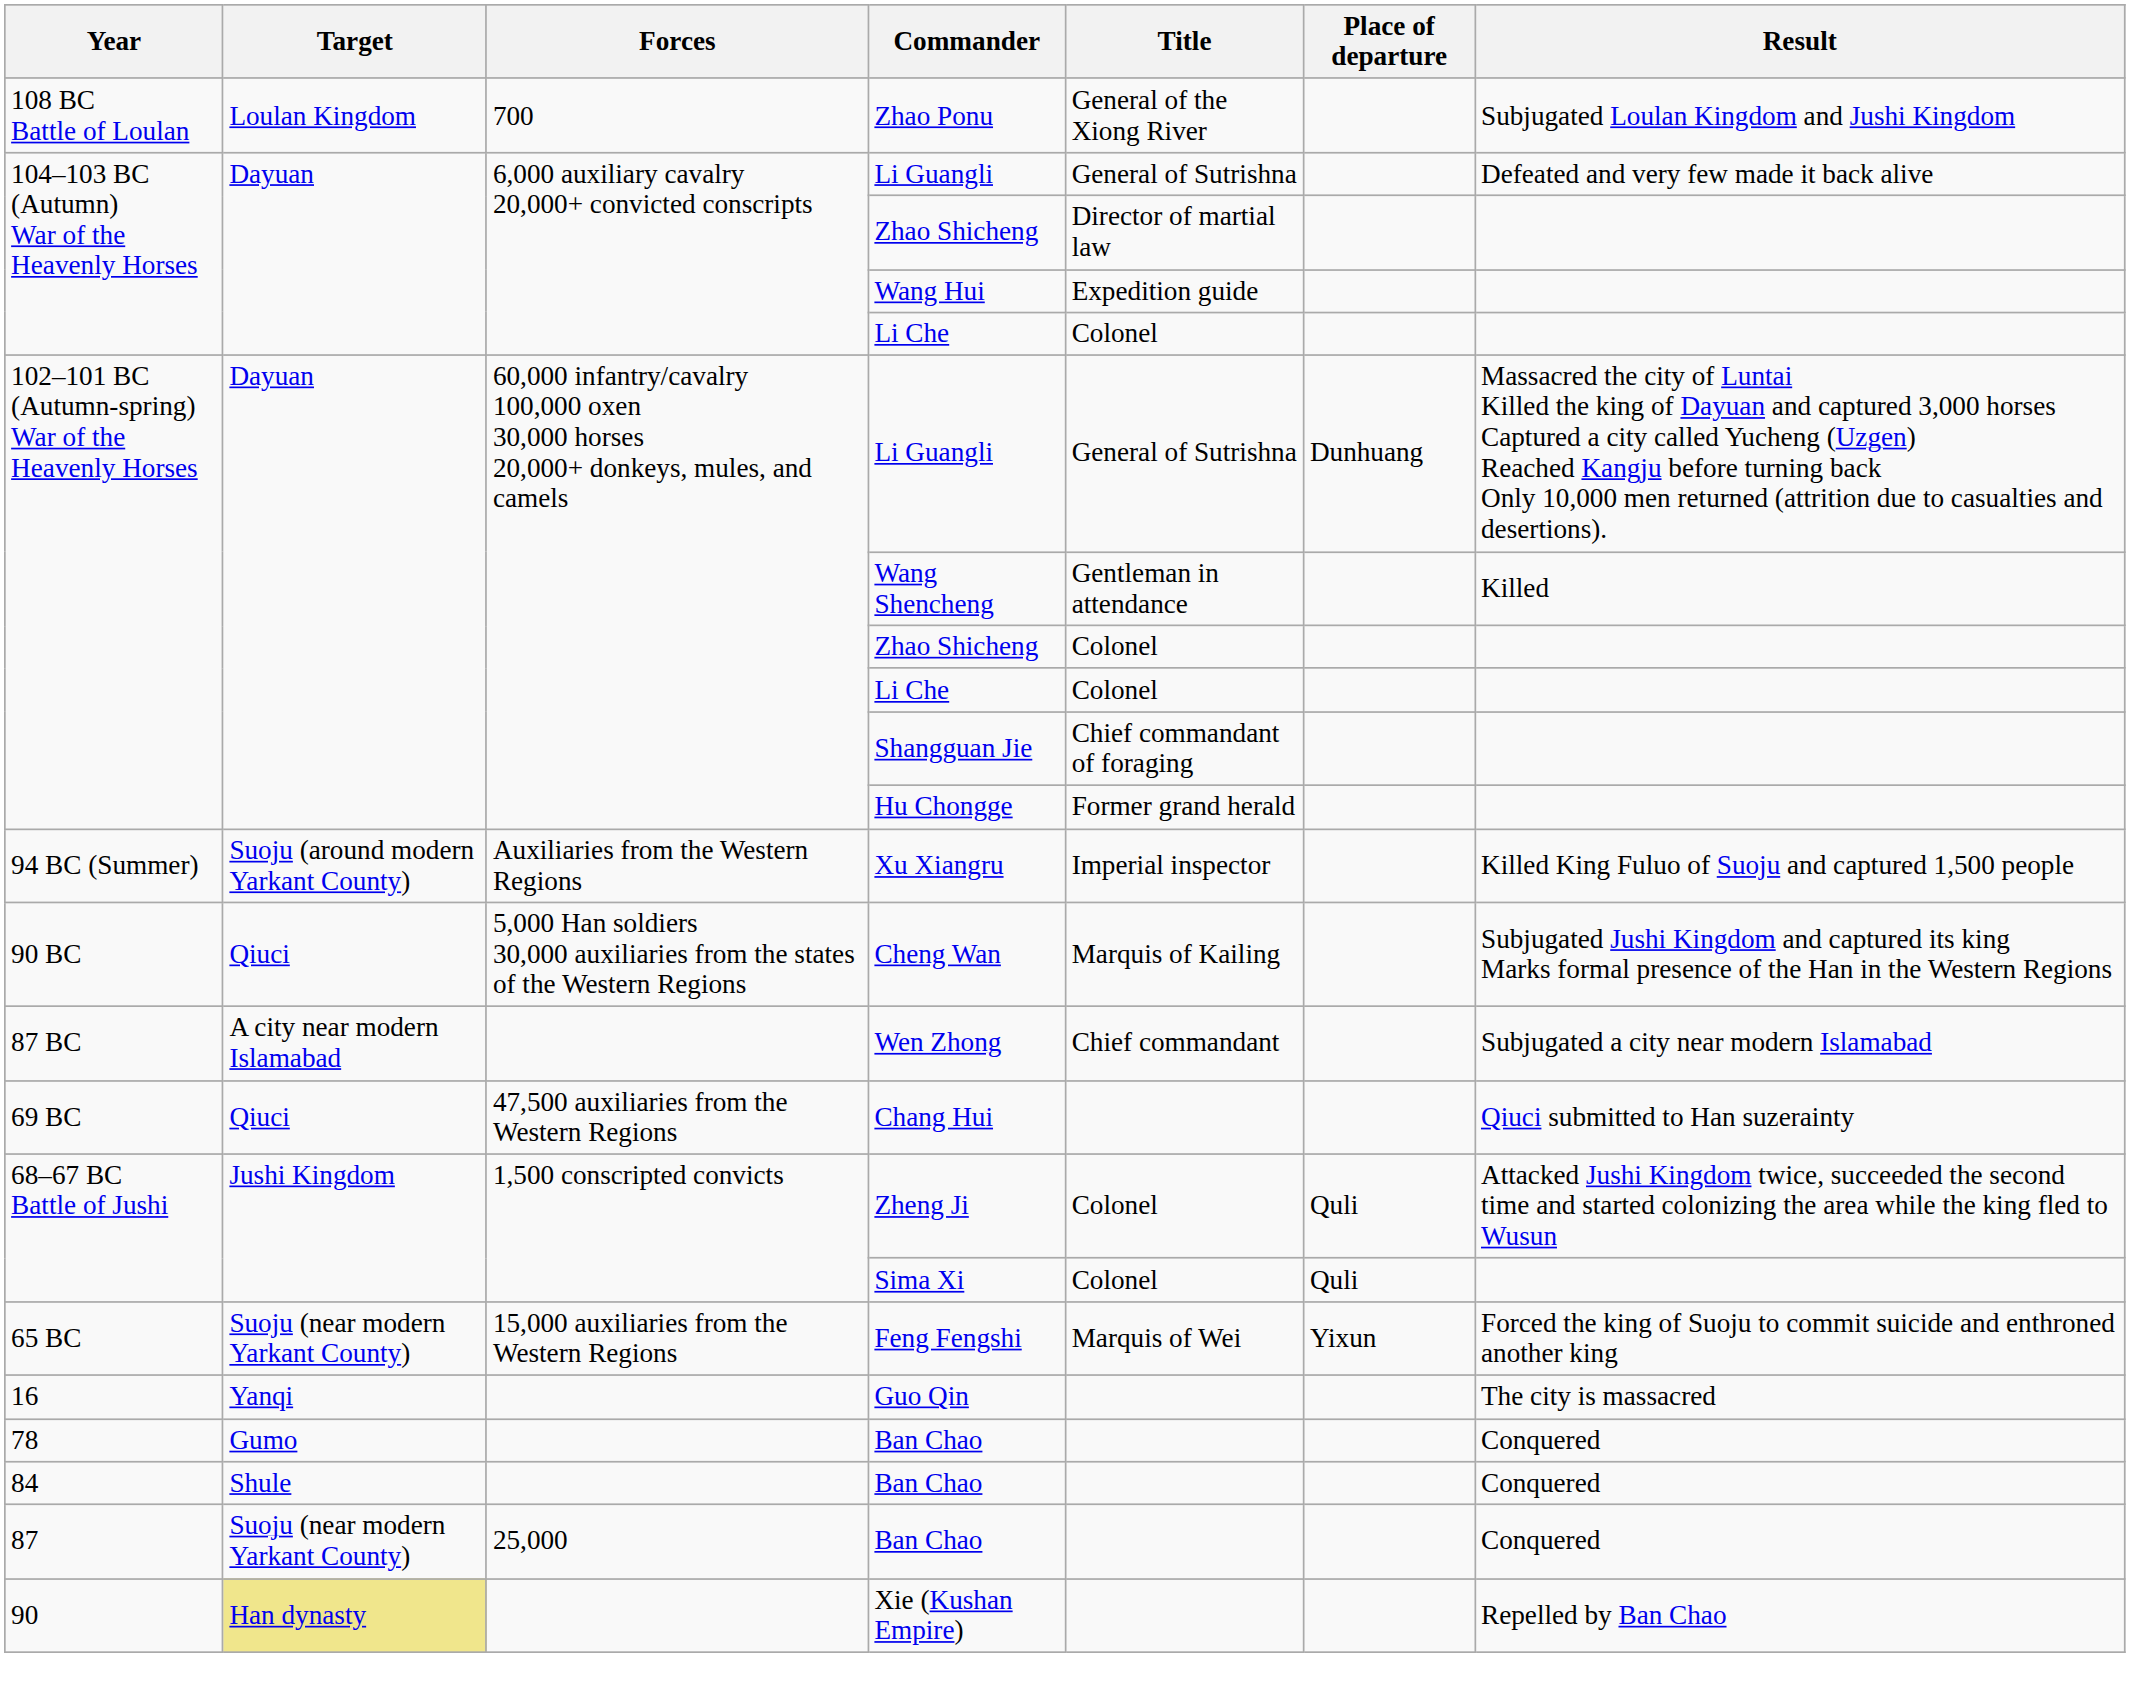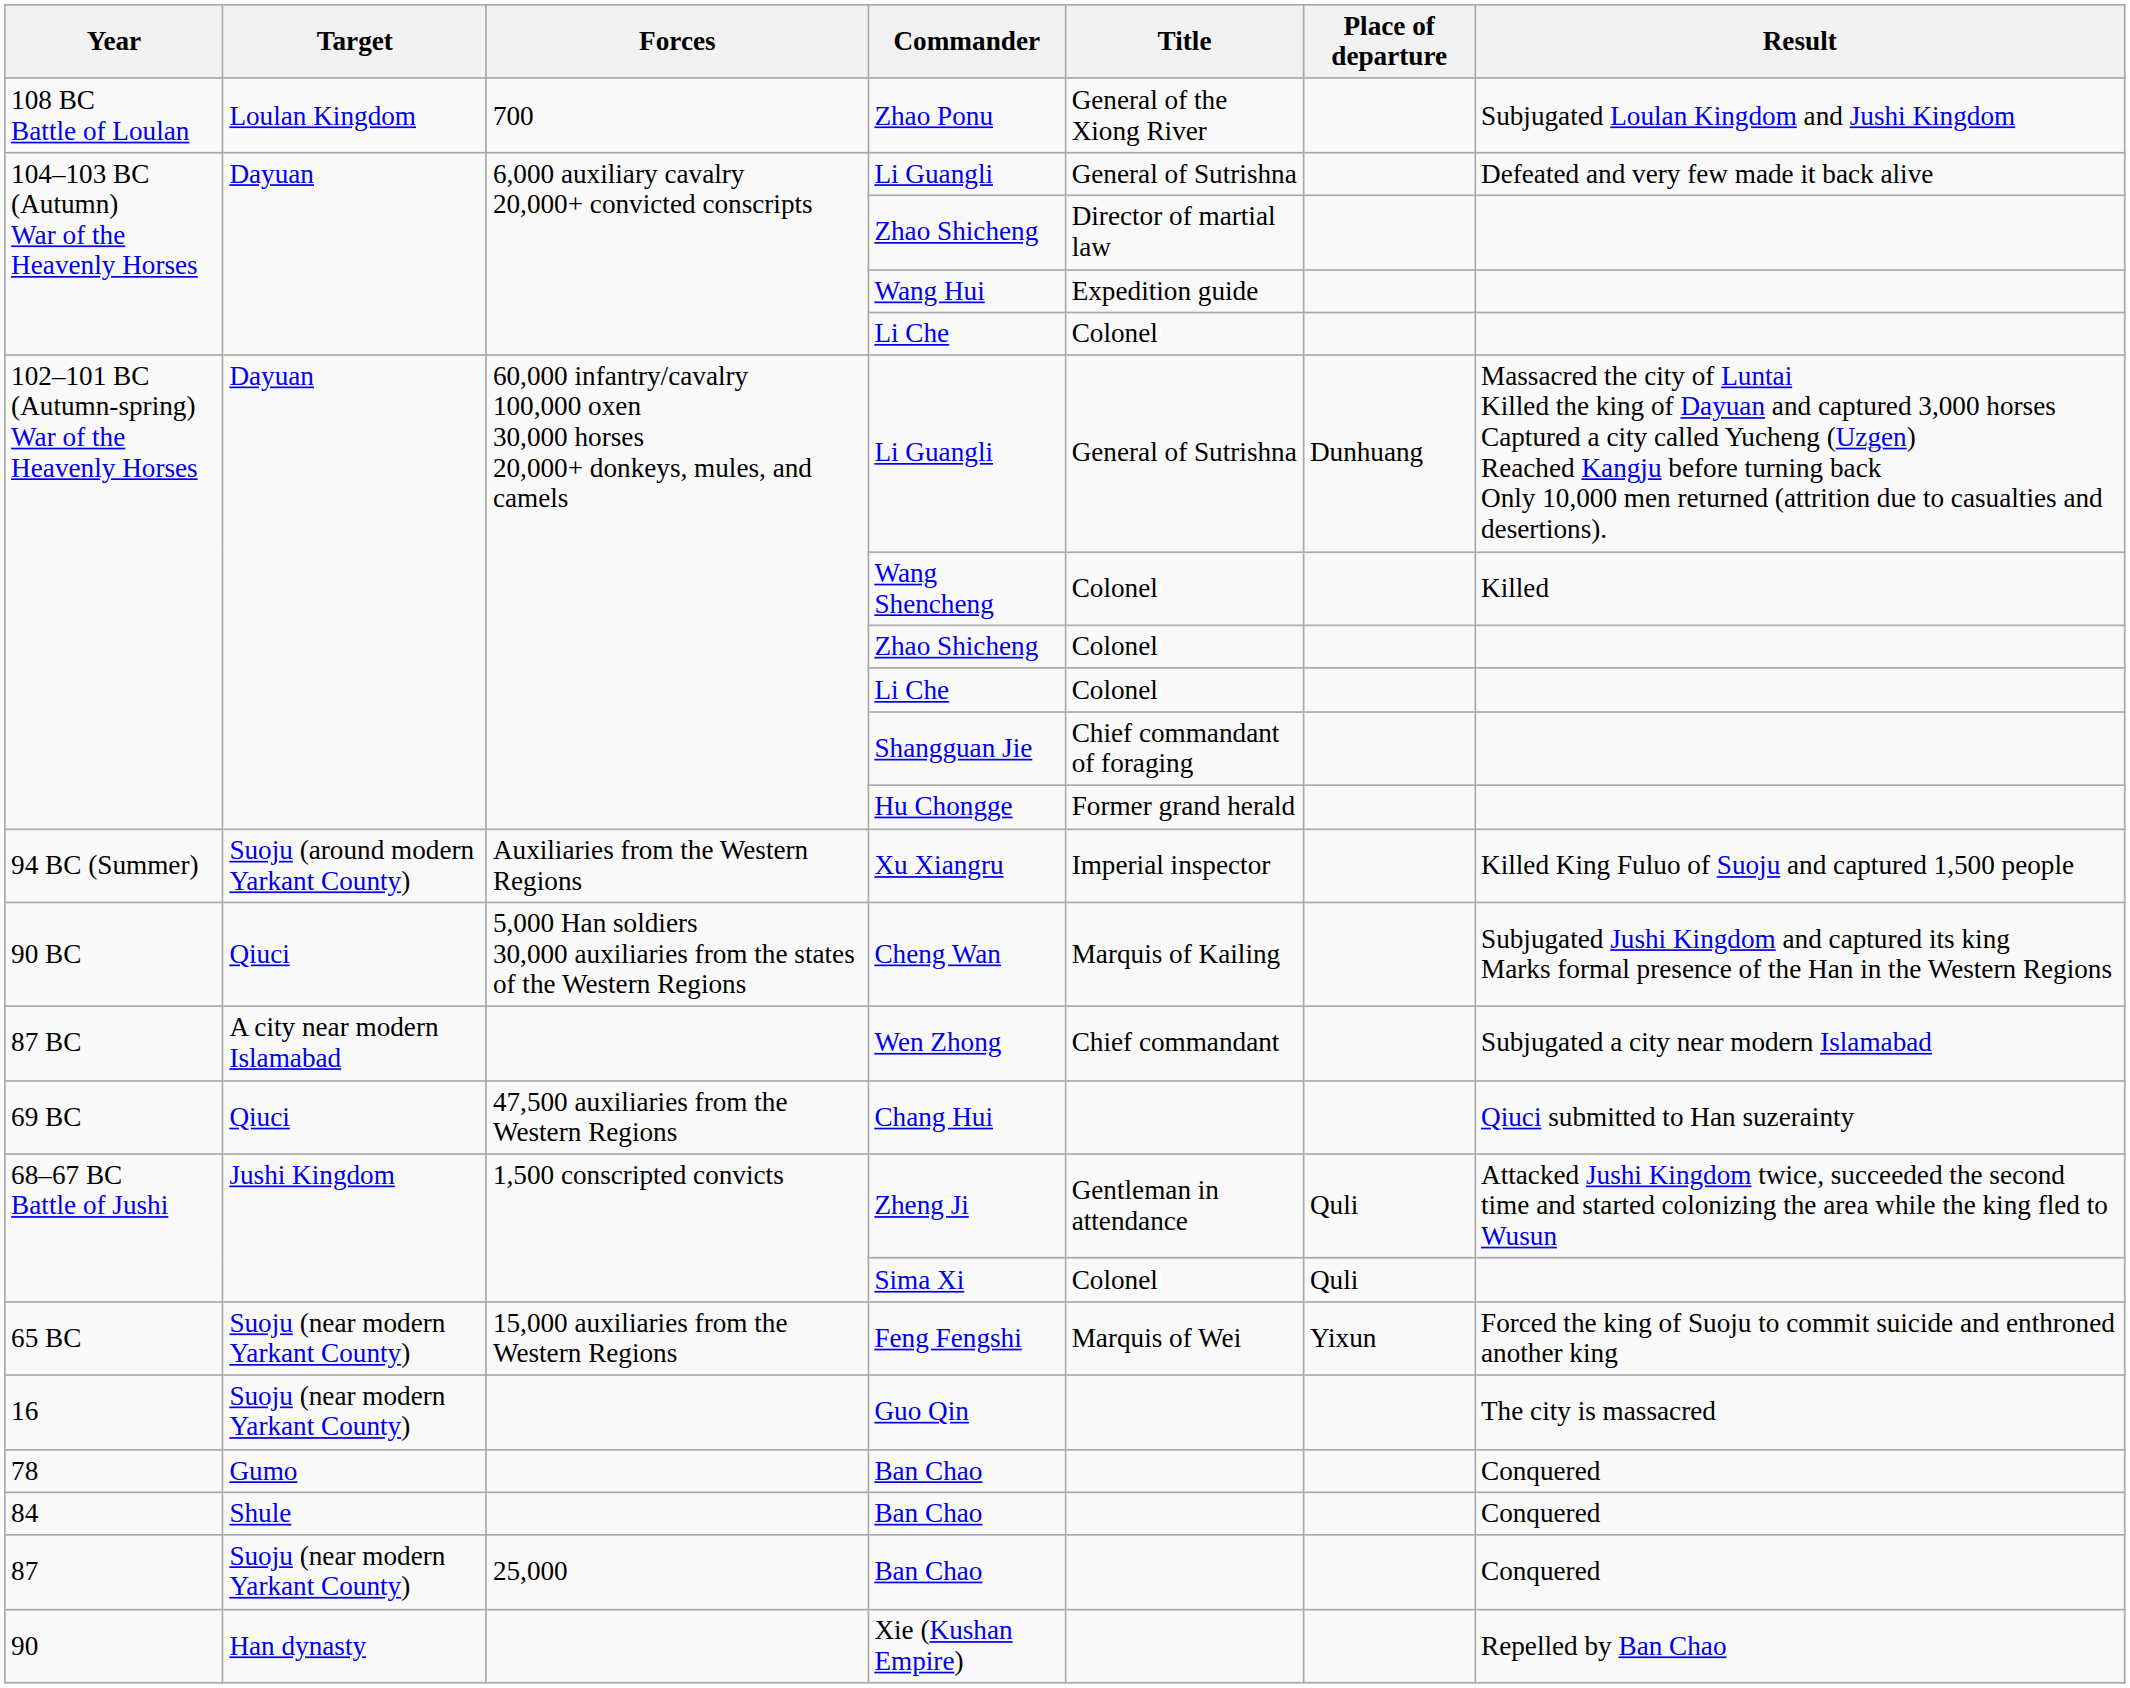(1145, 588) Gentleman in attendance -> (1115, 588) Colonel
(1115, 1205) Colonel -> (1145, 1205) Gentleman in attendance
(261, 1396) Yanqi -> (337, 1411) Suoju (near modern Yarkant County)
(298, 1614) khaki background -> (298, 1645) no background
